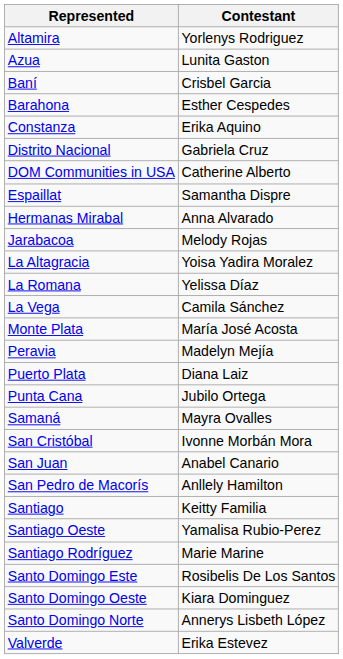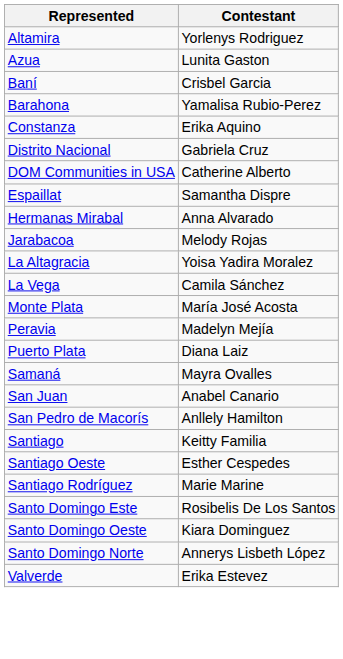(236, 105) Esther Cespedes -> (251, 105) Yamalisa Rubio-Perez
- row: (44, 284)
- row: (45, 396)
- row: (50, 441)
(251, 531) Yamalisa Rubio-Perez -> (236, 463) Esther Cespedes
